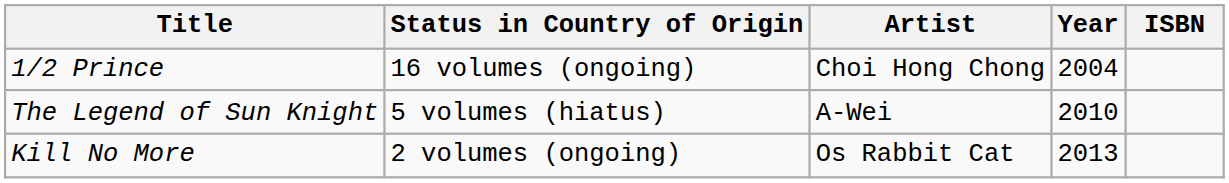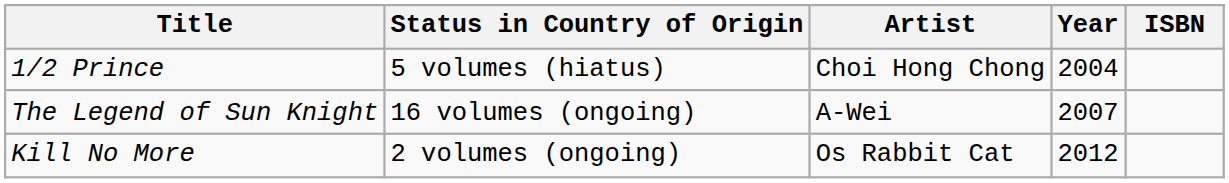(543, 69) 16 volumes (ongoing) -> (528, 69) 5 volumes (hiatus)
(528, 112) 5 volumes (hiatus) -> (543, 112) 16 volumes (ongoing)
(1088, 112) 2010 -> (1088, 112) 2007
(1088, 155) 2013 -> (1088, 155) 2012
